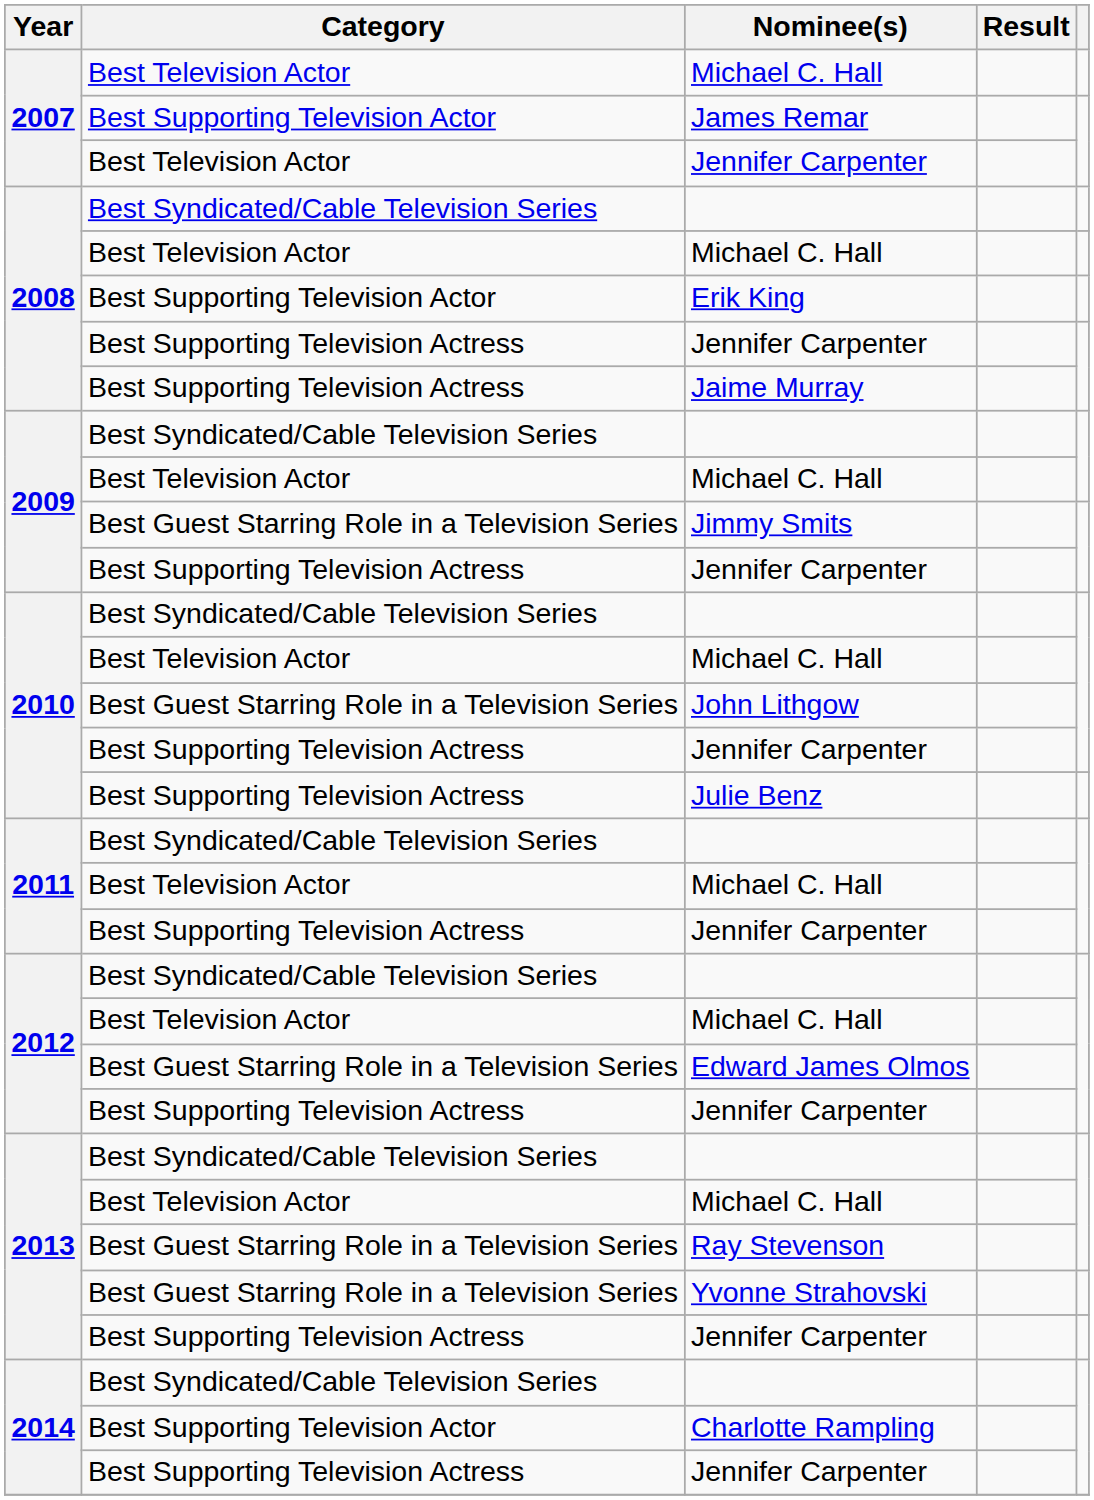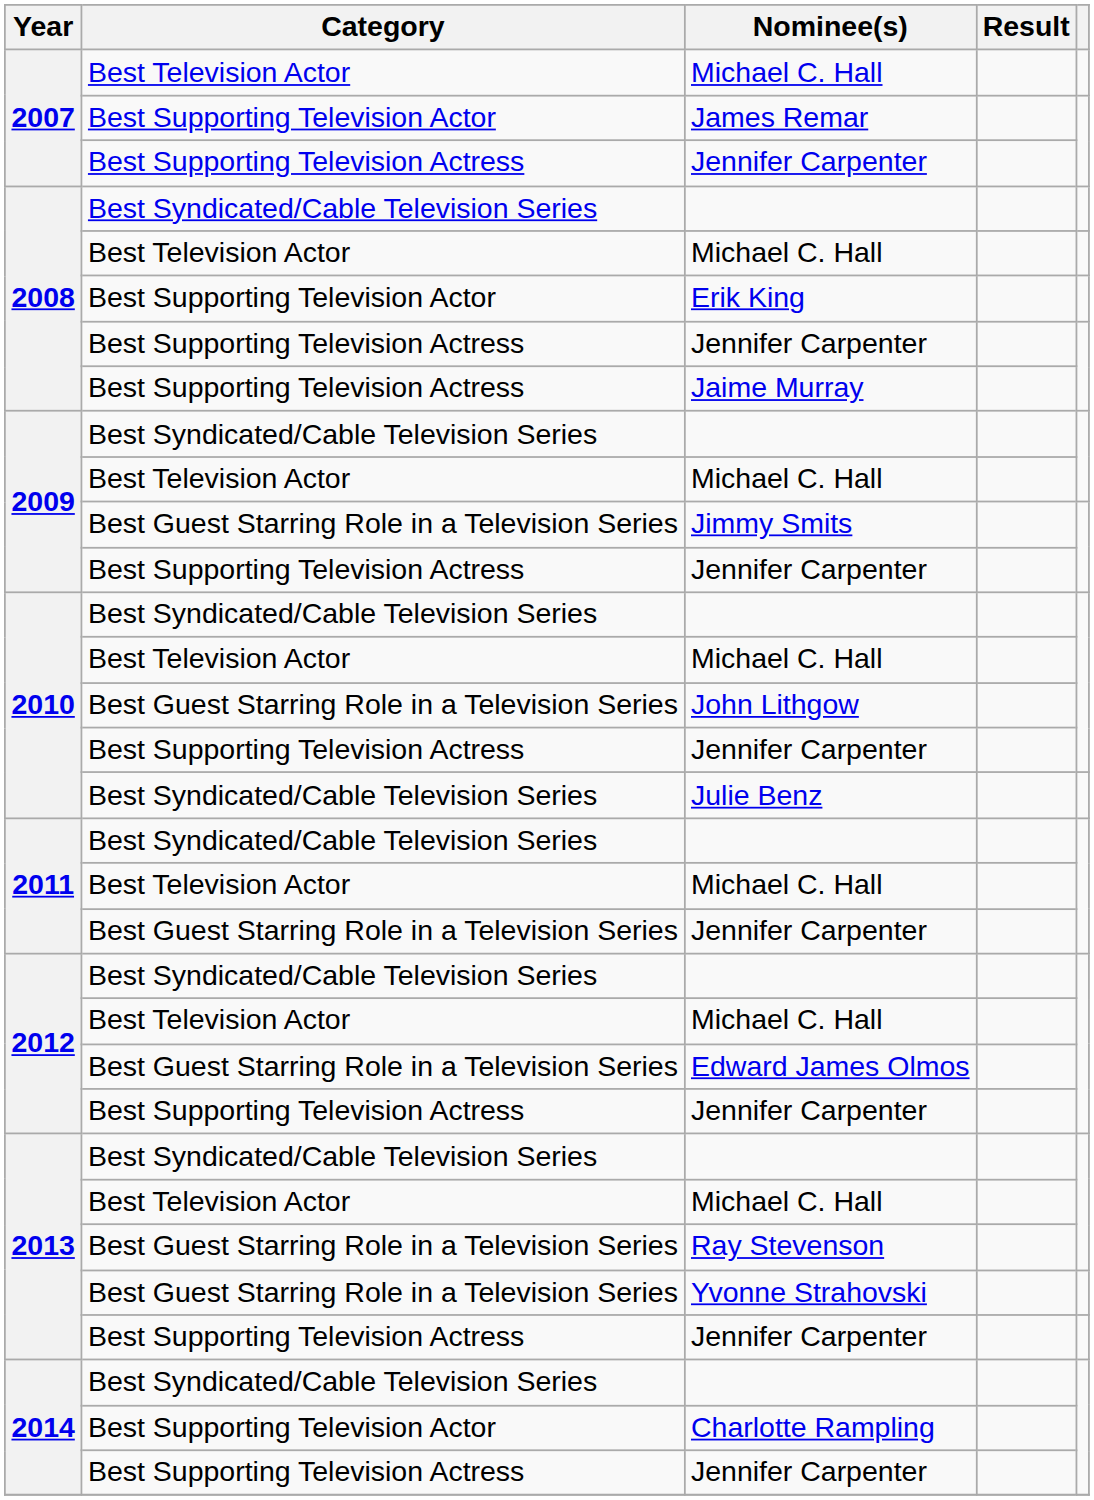(219, 162) Best Television Actor -> (306, 162) Best Supporting Television Actress
(306, 794) Best Supporting Television Actress -> (343, 794) Best Syndicated/Cable Television Series
(306, 930) Best Supporting Television Actress -> (383, 930) Best Guest Starring Role in a Television Series
